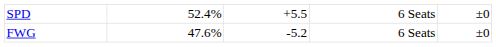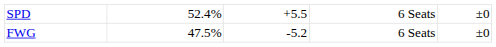(205, 32) 47.6% -> (205, 32) 47.5%
